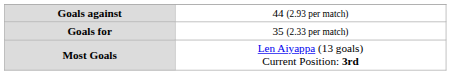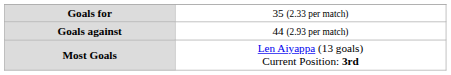rows swapped: (90, 31) <-> (90, 13)
